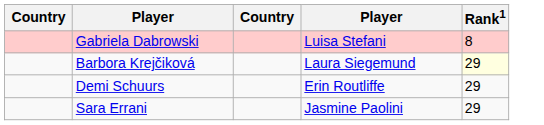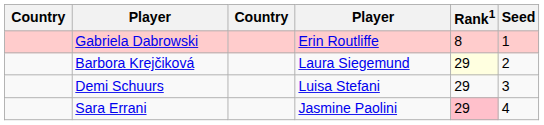+ column: (519, 17)
(345, 41) Luisa Stefani -> (339, 41) Erin Routliffe
(345, 86) Erin Routliffe -> (339, 86) Luisa Stefani
(473, 108) no background -> (462, 108) pink background
